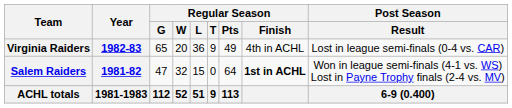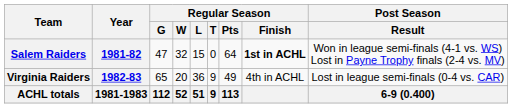rows swapped: (48, 71) <-> (48, 48)
